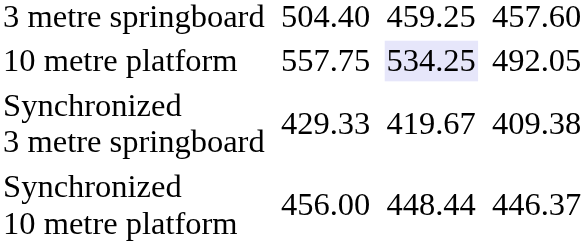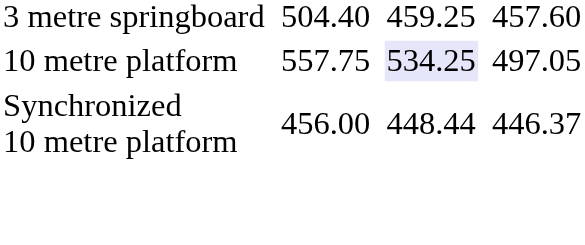(537, 60) 492.05 -> (537, 60) 497.05
- row: (134, 123)
